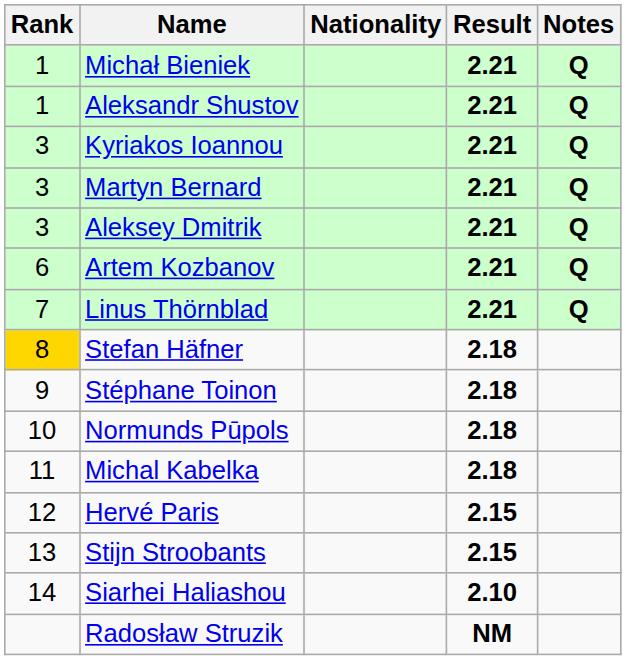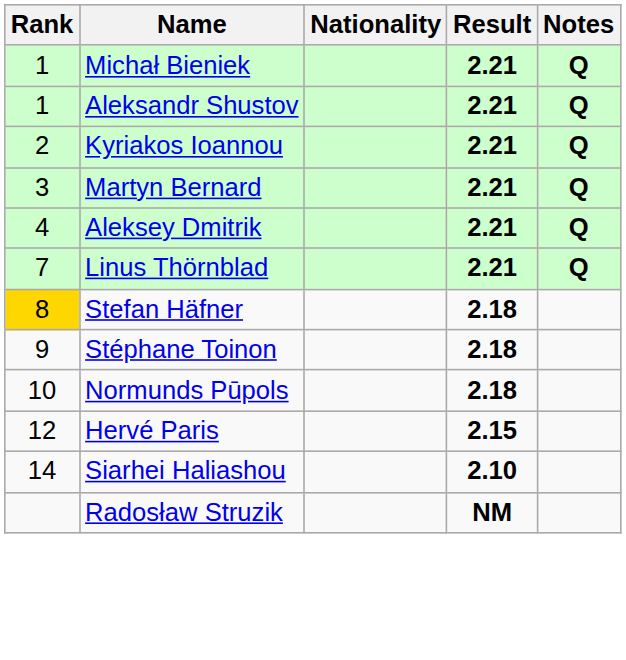(42, 146) 3 -> (42, 146) 2
(42, 227) 3 -> (42, 227) 4
- row: (180, 268)
- row: (172, 471)
- row: (175, 552)
